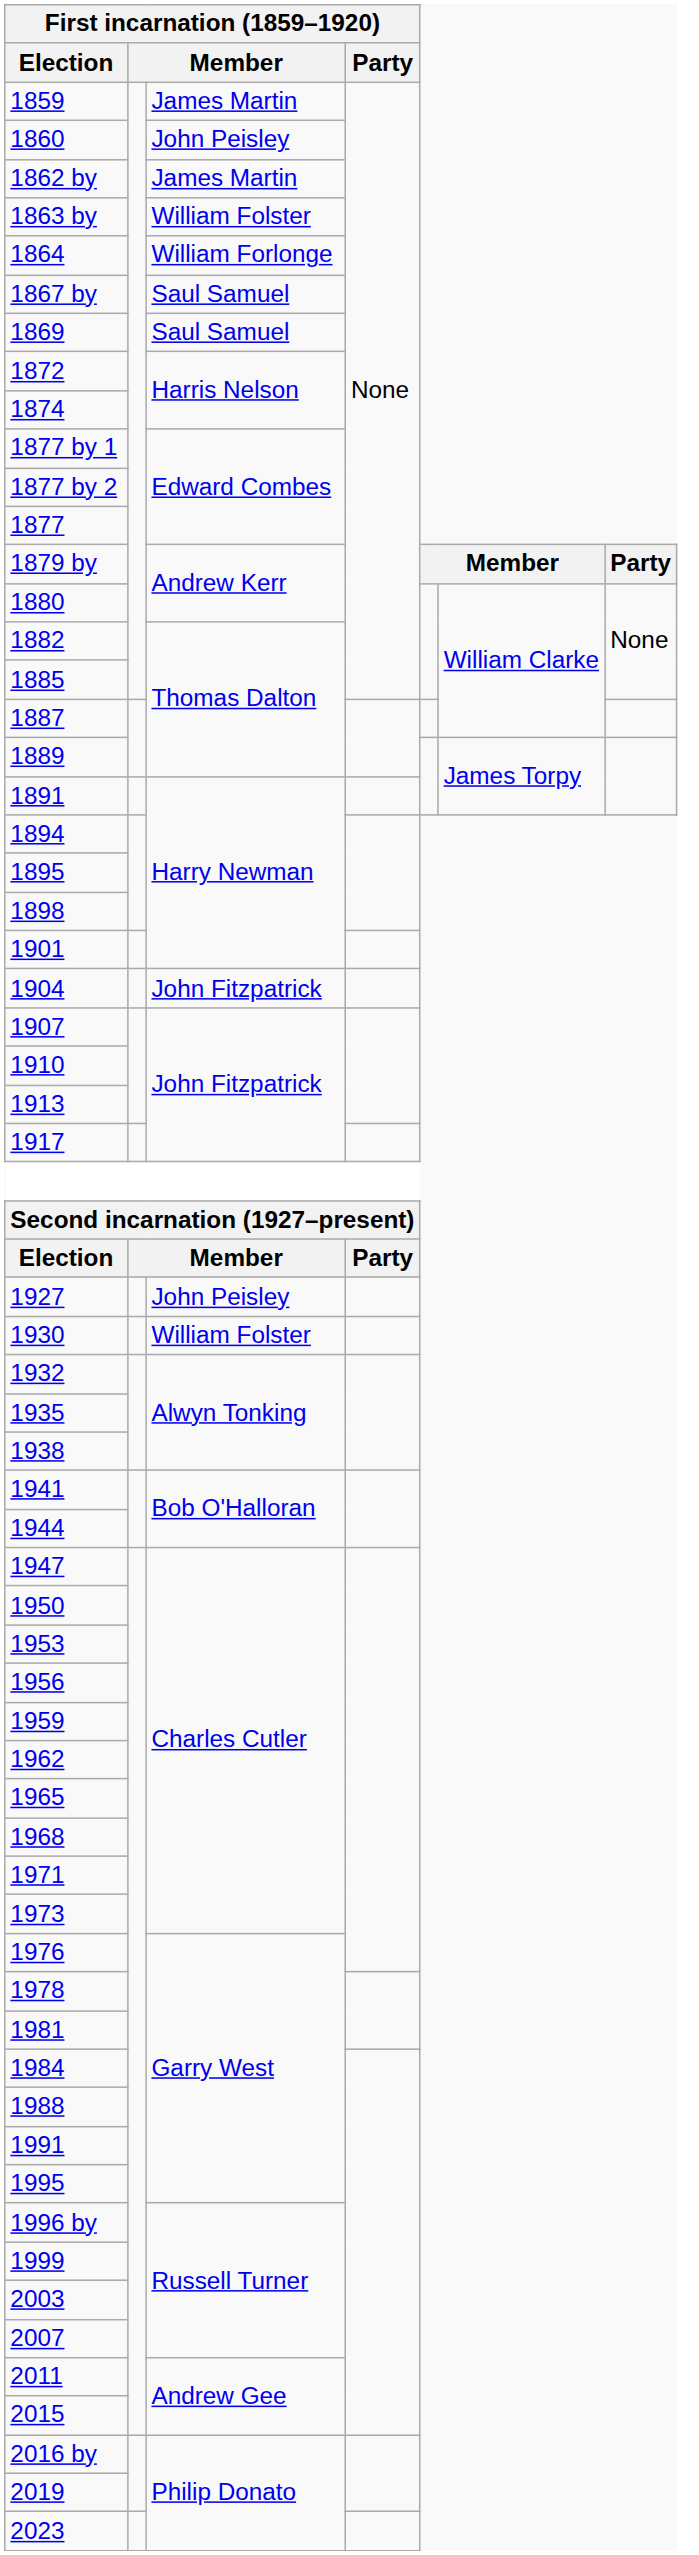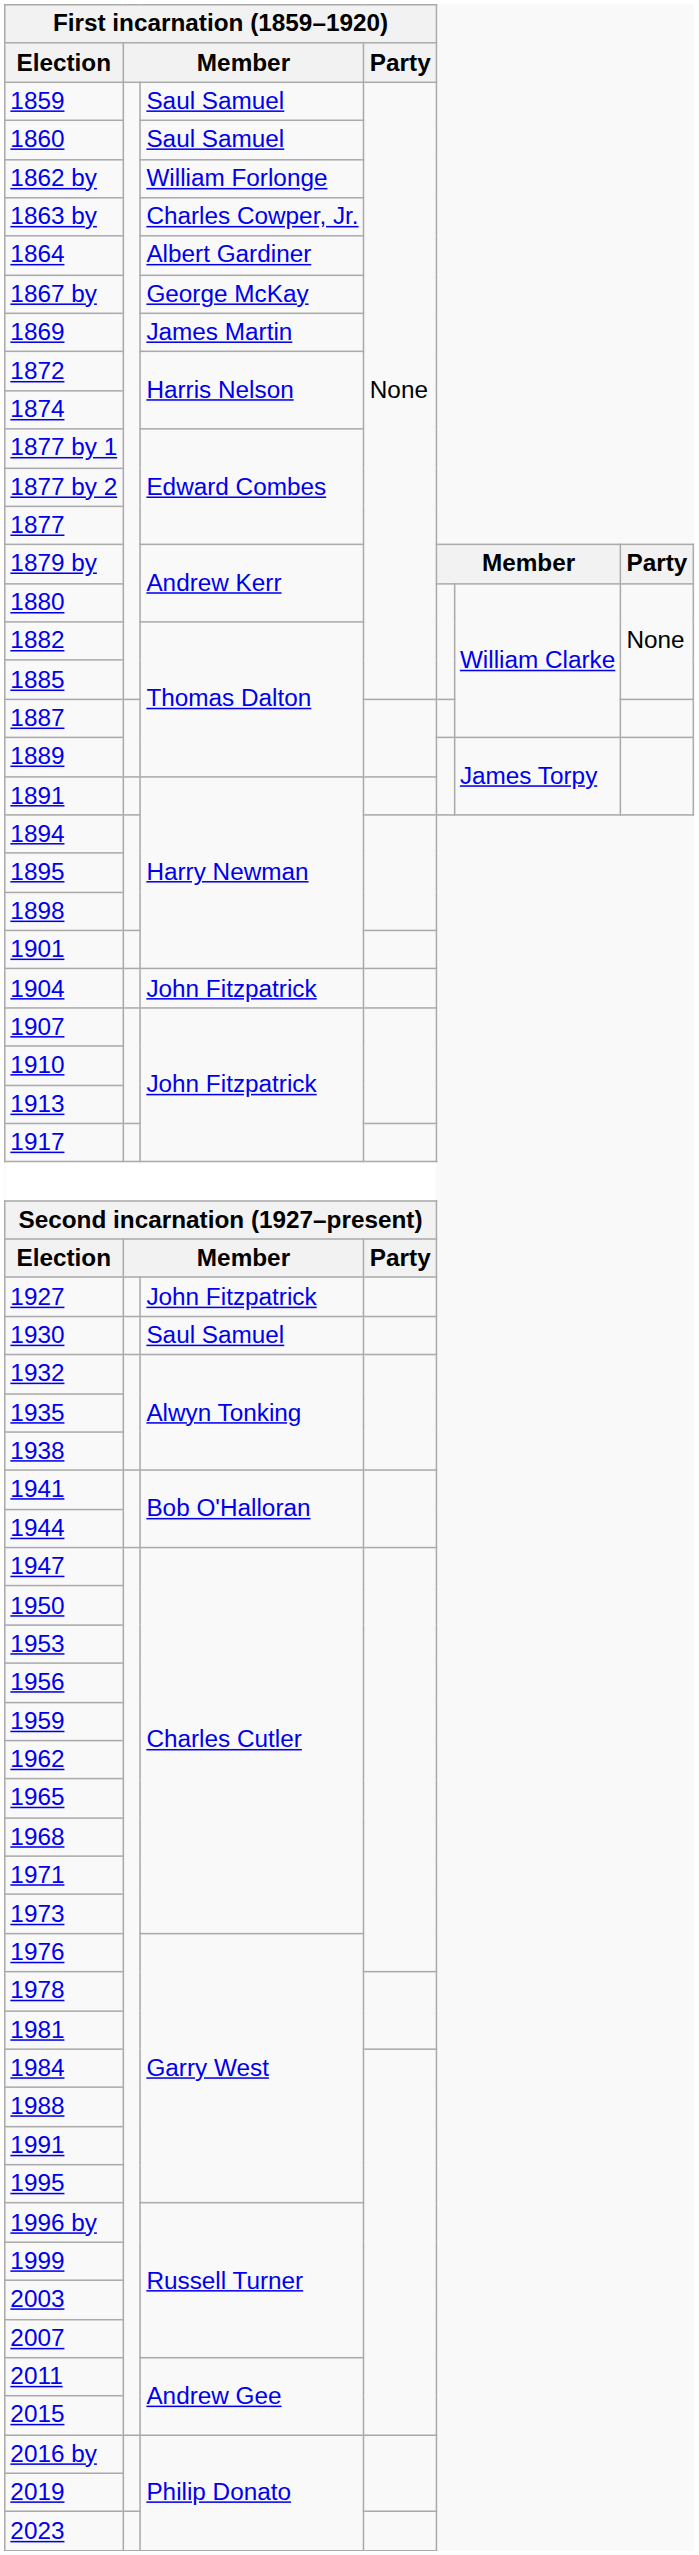(224, 100) James Martin -> (215, 100) Saul Samuel
(220, 139) John Peisley -> (215, 139) Saul Samuel
(224, 178) James Martin -> (237, 178) William Forlonge
(231, 216) William Folster -> (252, 216) Charles Cowper, Jr.
(242, 255) William Forlonge -> (229, 255) Albert Gardiner
(220, 293) Saul Samuel -> (227, 293) George McKay
(220, 332) Saul Samuel -> (219, 332) James Martin
(220, 1296) John Peisley -> (232, 1296) John Fitzpatrick
(231, 1335) William Folster -> (215, 1335) Saul Samuel
